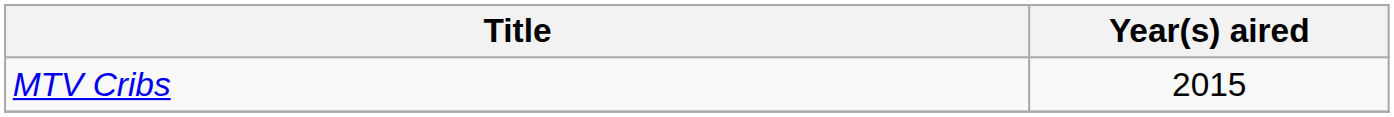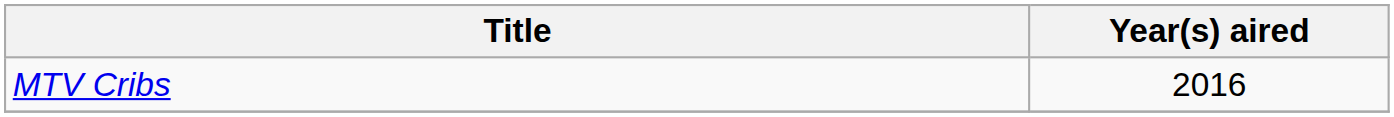(1209, 84) 2015 -> (1209, 84) 2016
